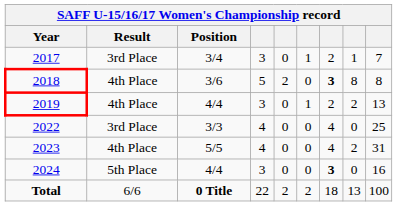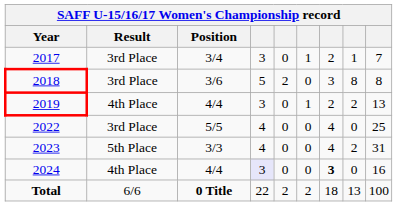(133, 80) 4th Place -> (133, 80) 3rd Place
(331, 80) bold -> (331, 80) normal
(214, 126) 3/3 -> (214, 126) 5/5
(132, 148) 4th Place -> (132, 148) 5th Place
(214, 148) 5/5 -> (214, 148) 3/3
(132, 169) 5th Place -> (132, 169) 4th Place
(262, 169) no background -> (262, 169) lavender background
